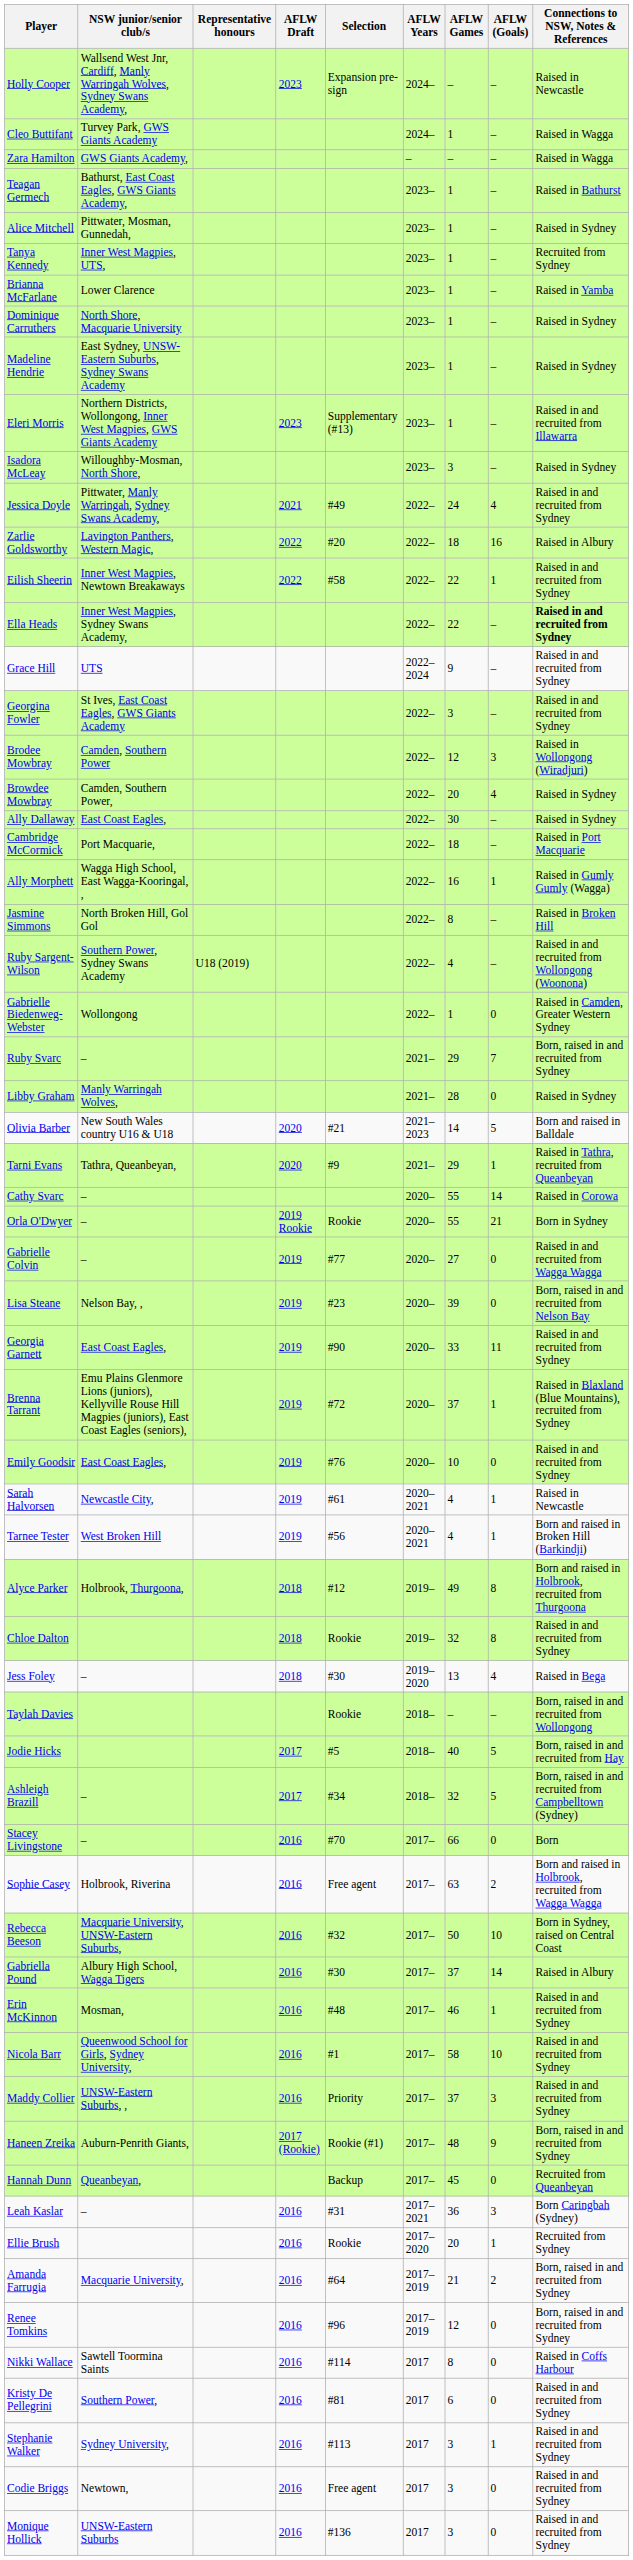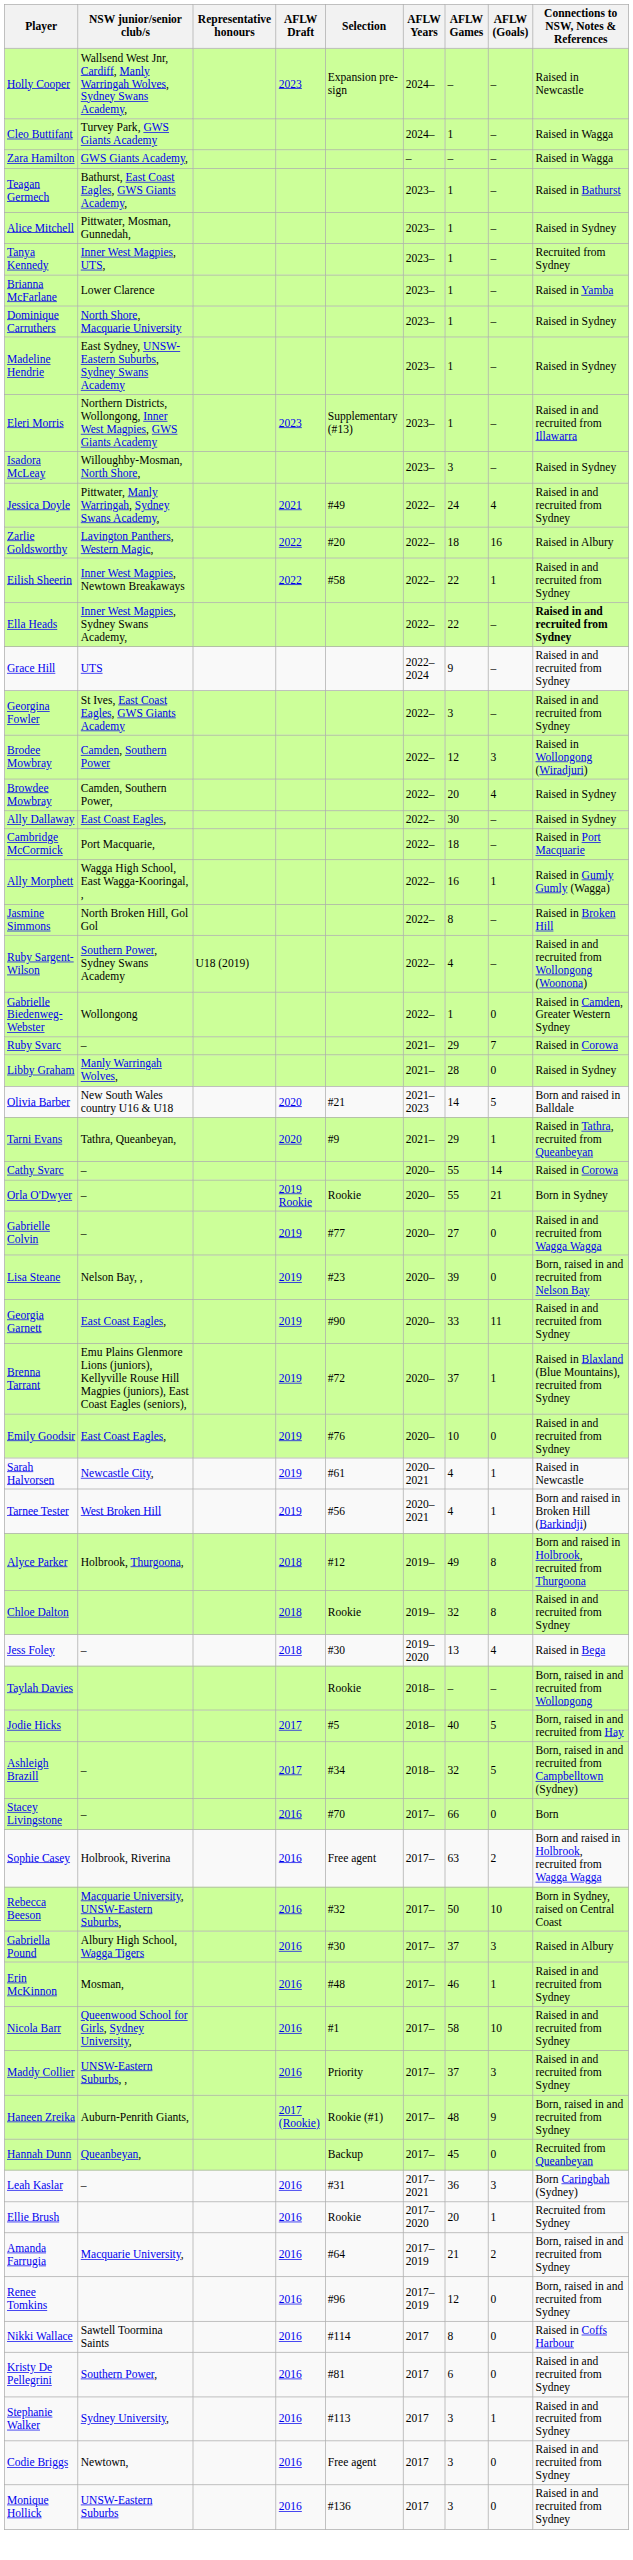(579, 1058) Born, raised in and recruited from Sydney -> (577, 1045) Raised in Corowa
(496, 1972) 14 -> (493, 1946) 3
